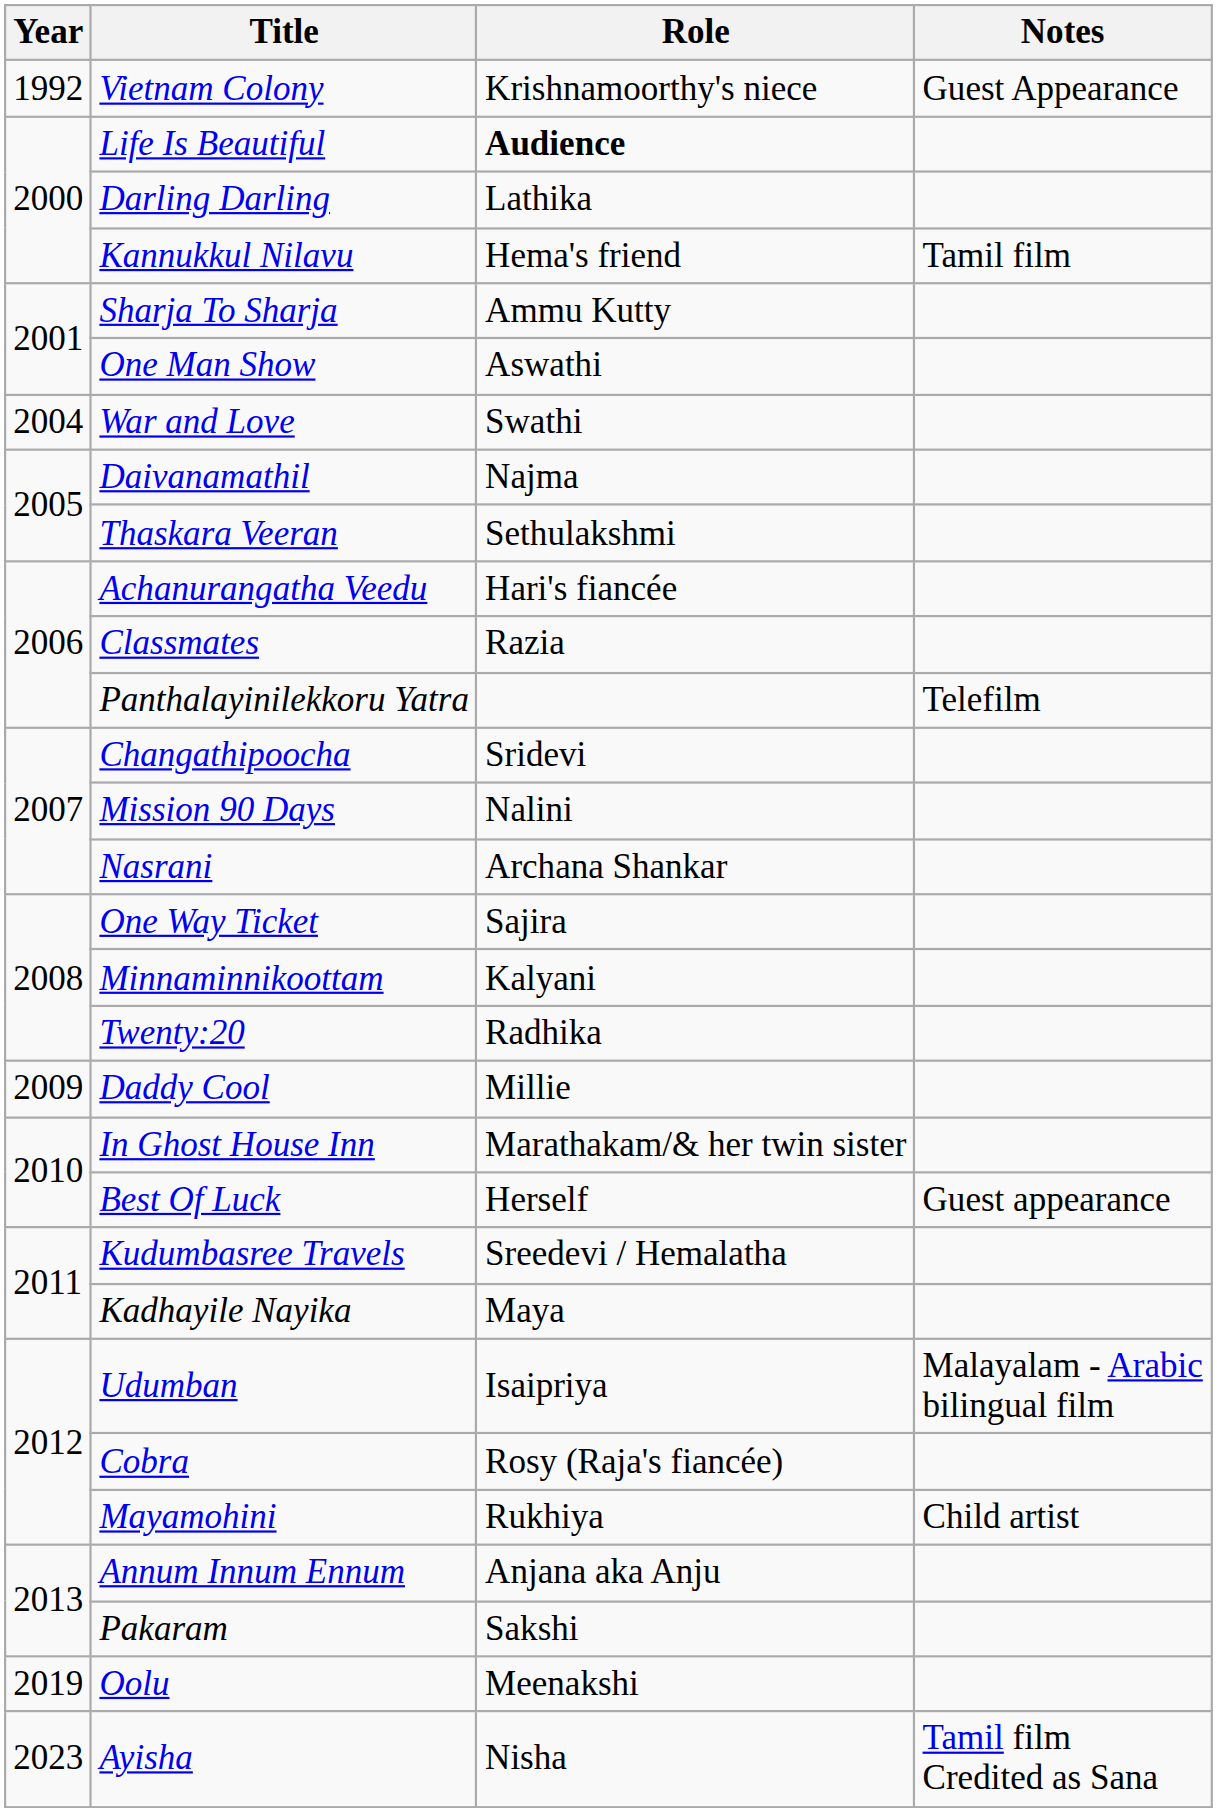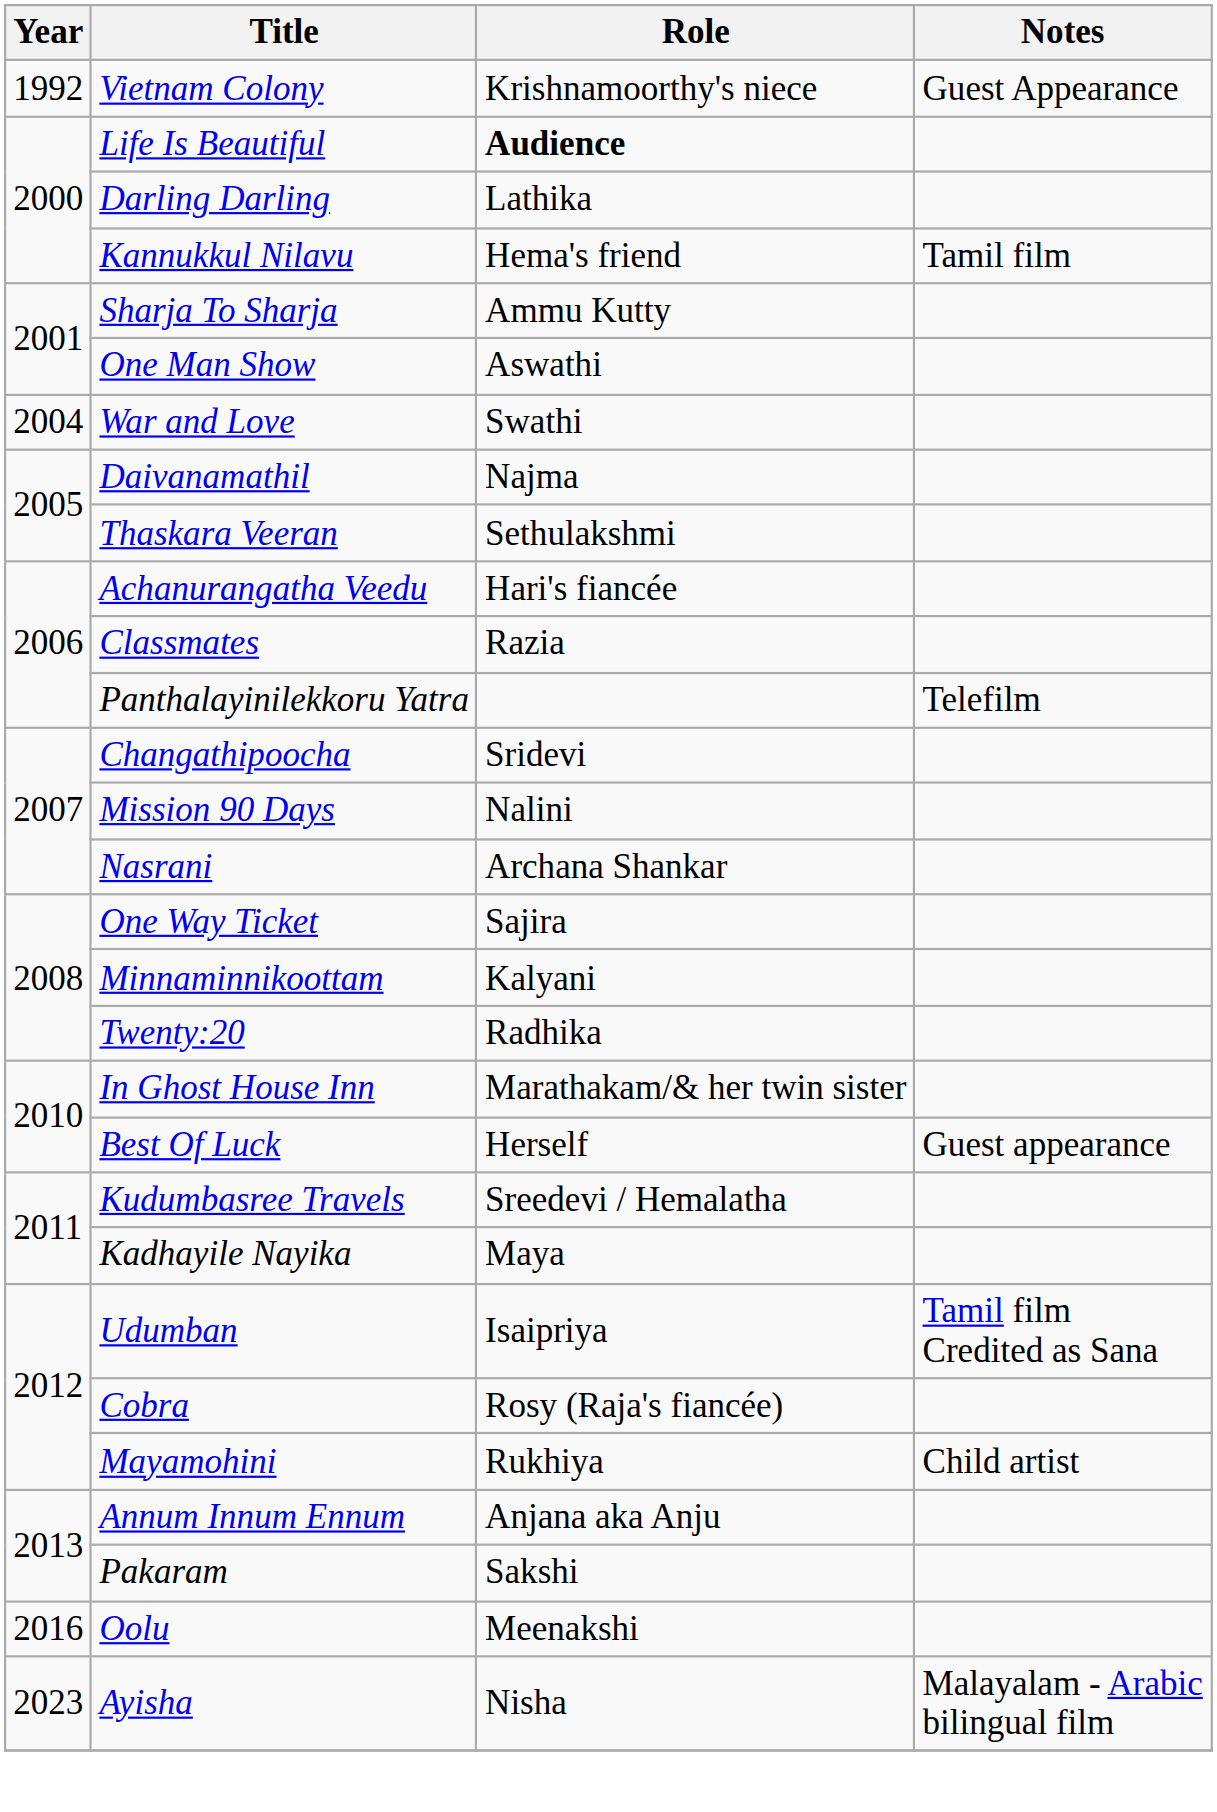- row: (185, 1088)
(1063, 1385) Malayalam - Arabic bilingual film -> (1040, 1330) Tamil film Credited as Sana
(48, 1683) 2019 -> (48, 1627) 2016
(1040, 1758) Tamil film Credited as Sana -> (1063, 1702) Malayalam - Arabic bilingual film
